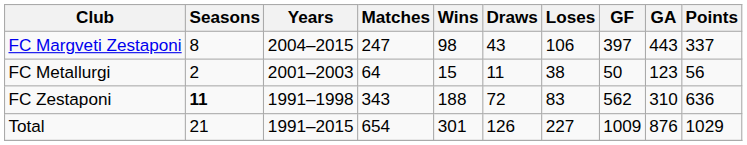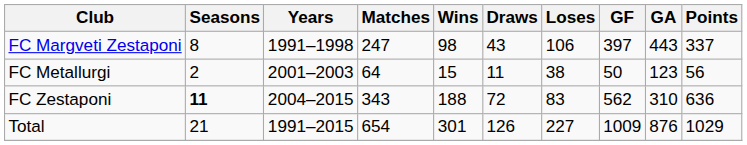(311, 45) 2004–2015 -> (311, 45) 1991–1998
(311, 99) 1991–1998 -> (311, 99) 2004–2015
